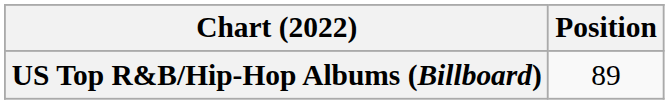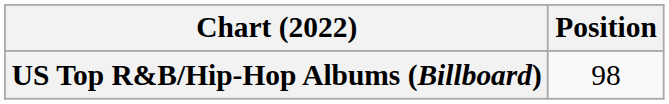(606, 74) 89 -> (606, 74) 98
